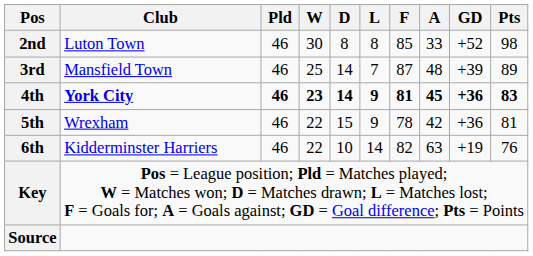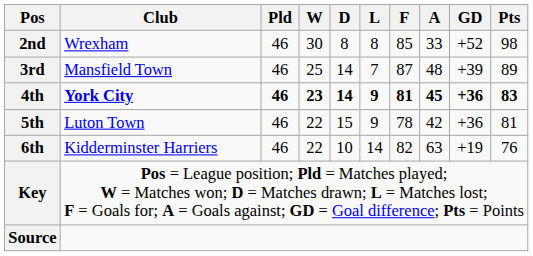(104, 43) Luton Town -> (96, 43) Wrexham
(96, 122) Wrexham -> (104, 122) Luton Town
